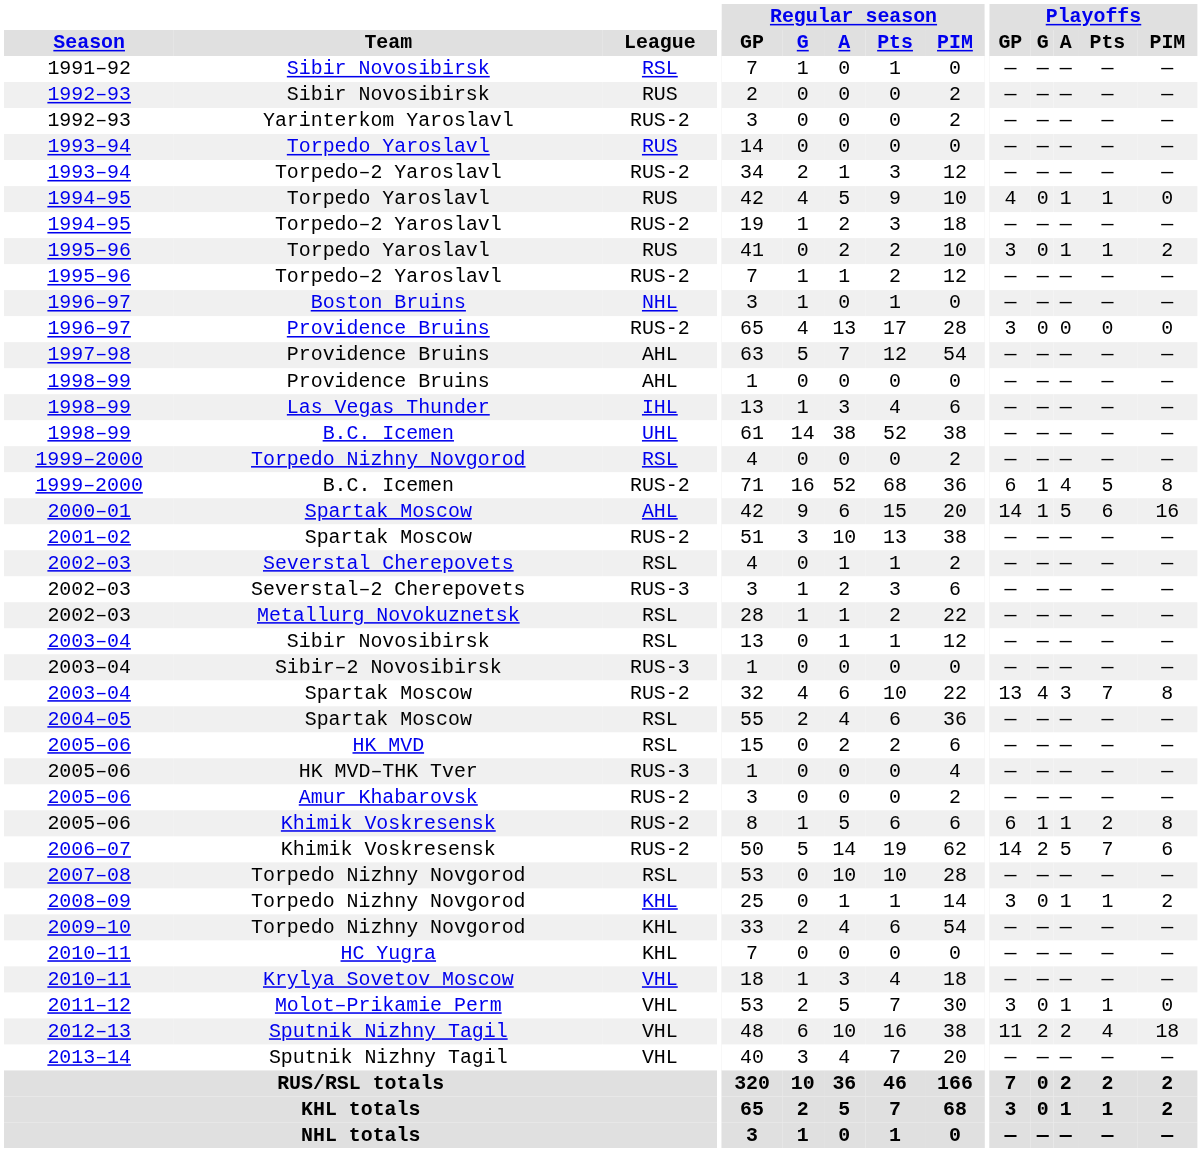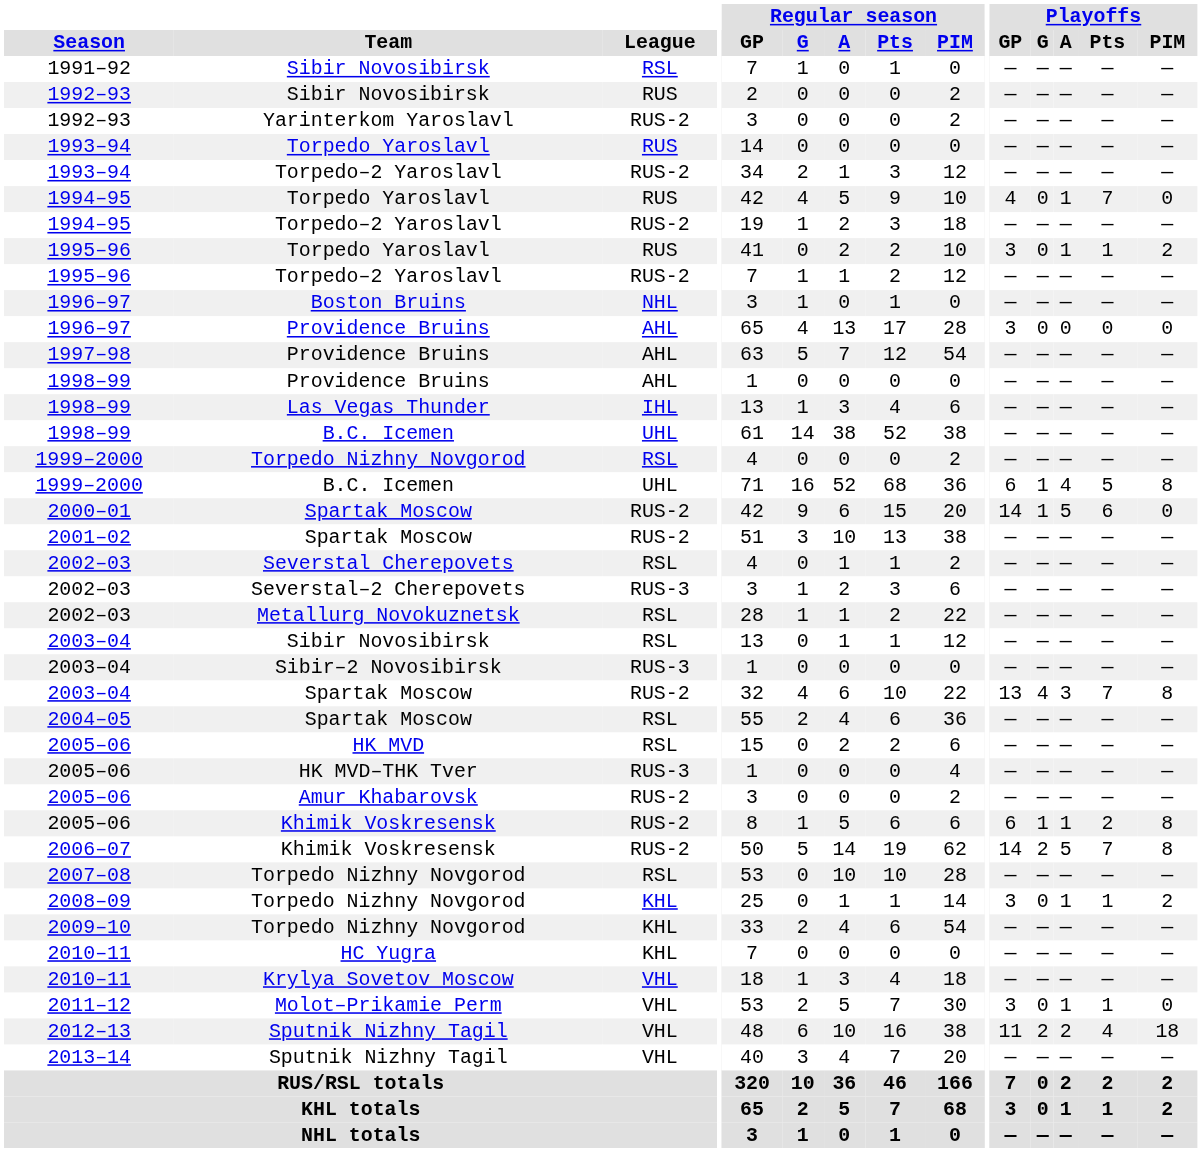(1107, 199) 1 -> (1107, 199) 7
(660, 329) RUS-2 -> (660, 329) AHL
(660, 485) RUS-2 -> (660, 485) UHL
(660, 511) AHL -> (660, 511) RUS-2
(1167, 511) 16 -> (1167, 511) 0
(1167, 849) 6 -> (1167, 849) 8
